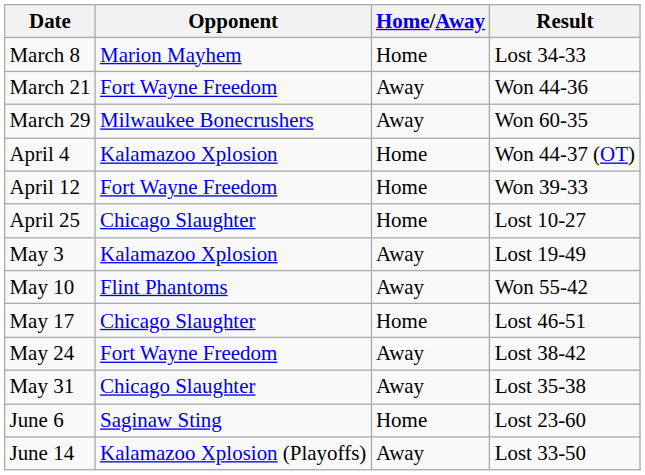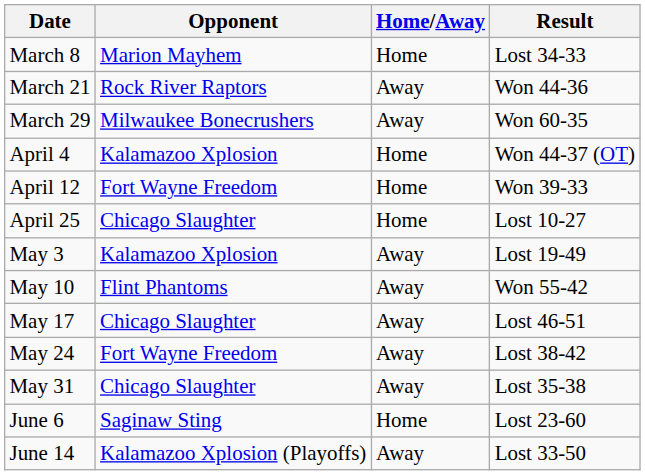(189, 87) Fort Wayne Freedom -> (183, 87) Rock River Raptors
(402, 320) Home -> (400, 320) Away
